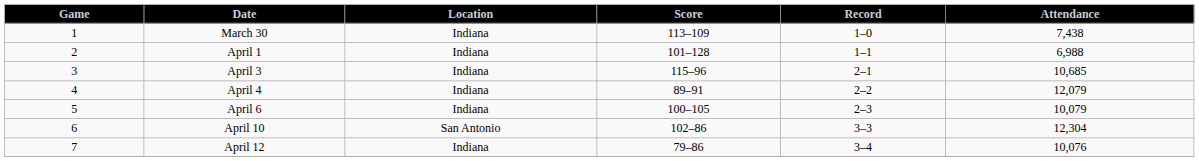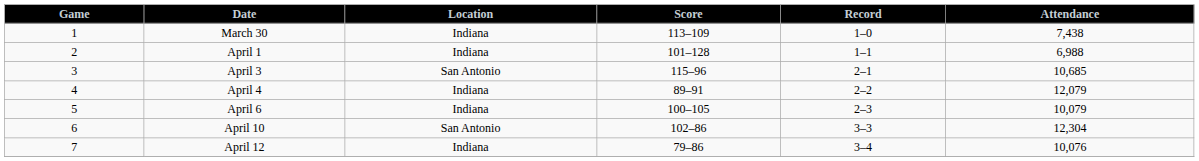(471, 71) Indiana -> (471, 71) San Antonio
